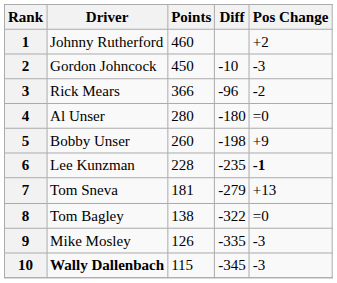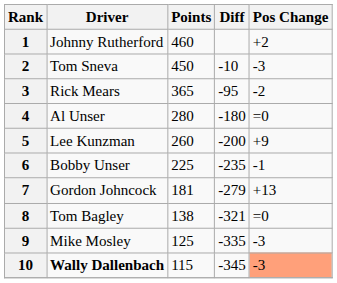(103, 66) Gordon Johncock -> (84, 66) Tom Sneva
(182, 91) 366 -> (182, 91) 365
(228, 91) -96 -> (228, 91) -95
(90, 141) Bobby Unser -> (92, 141) Lee Kunzman
(232, 141) -198 -> (232, 141) -200
(92, 165) Lee Kunzman -> (90, 165) Bobby Unser
(182, 165) 228 -> (182, 165) 225
(259, 165) bold -> (259, 165) normal
(84, 190) Tom Sneva -> (103, 190) Gordon Johncock
(232, 215) -322 -> (232, 215) -321
(182, 240) 126 -> (182, 240) 125
(259, 265) no background -> (259, 265) lightsalmon background
